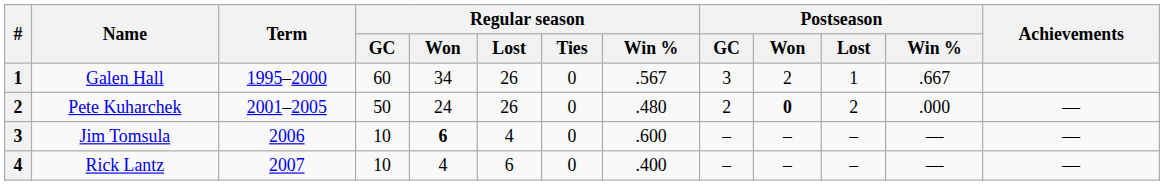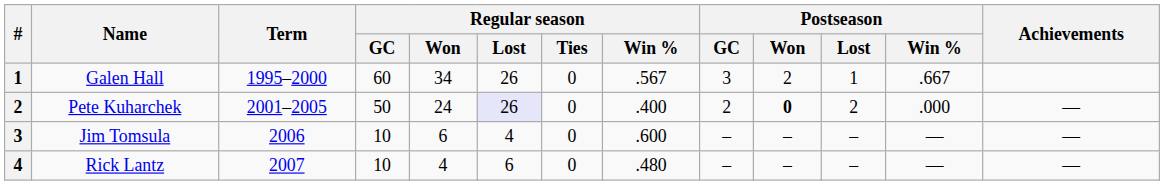(509, 107) no background -> (509, 107) lavender background
(651, 107) .480 -> (651, 107) .400
(443, 136) bold -> (443, 136) normal
(651, 165) .400 -> (651, 165) .480
